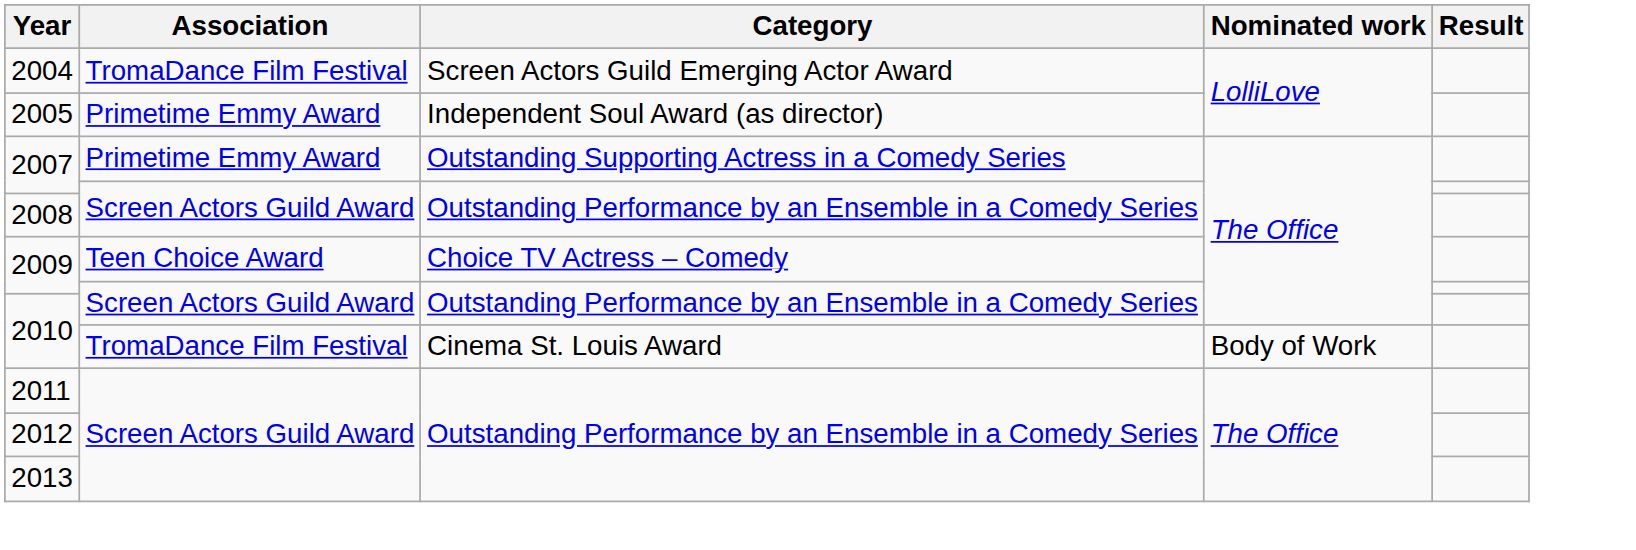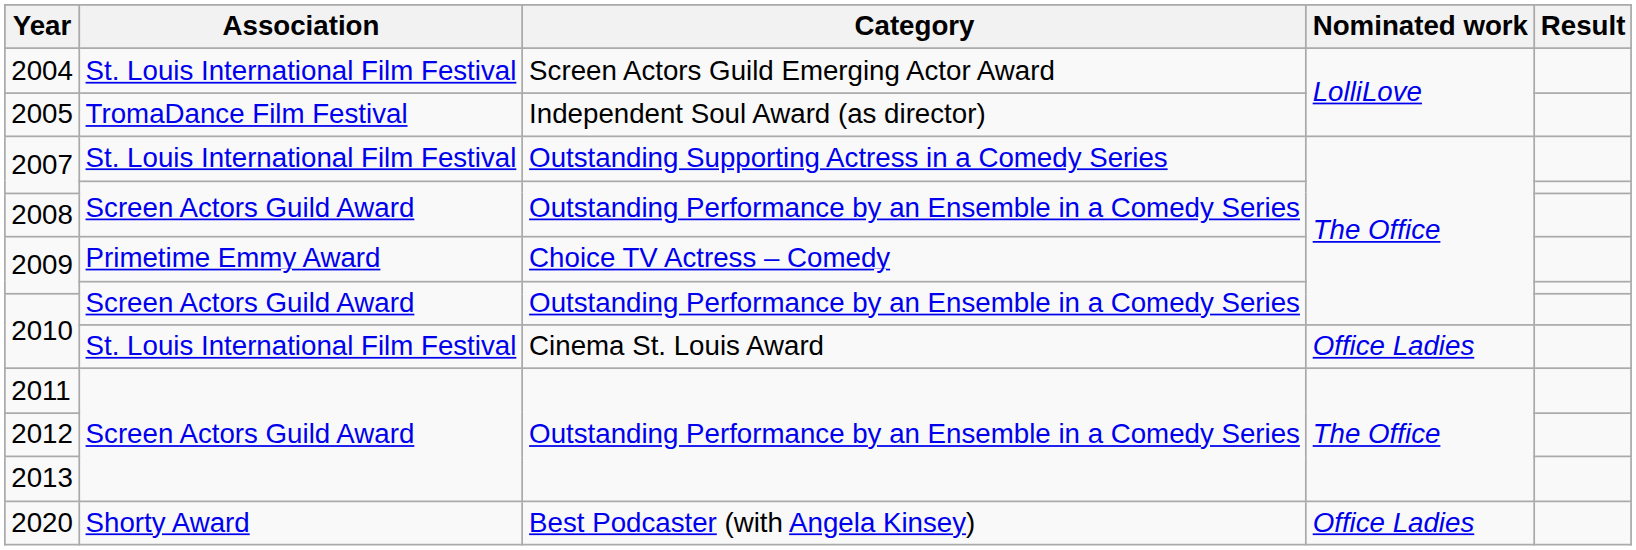(247, 70) TromaDance Film Festival -> (301, 70) St. Louis International Film Festival
(233, 114) Primetime Emmy Award -> (247, 114) TromaDance Film Festival
(233, 158) Primetime Emmy Award -> (301, 158) St. Louis International Film Festival
(205, 258) Teen Choice Award -> (233, 258) Primetime Emmy Award
(247, 346) TromaDance Film Festival -> (301, 346) St. Louis International Film Festival
(1293, 346) Body of Work -> (1393, 346) Office Ladies
+ row: (42, 522)
